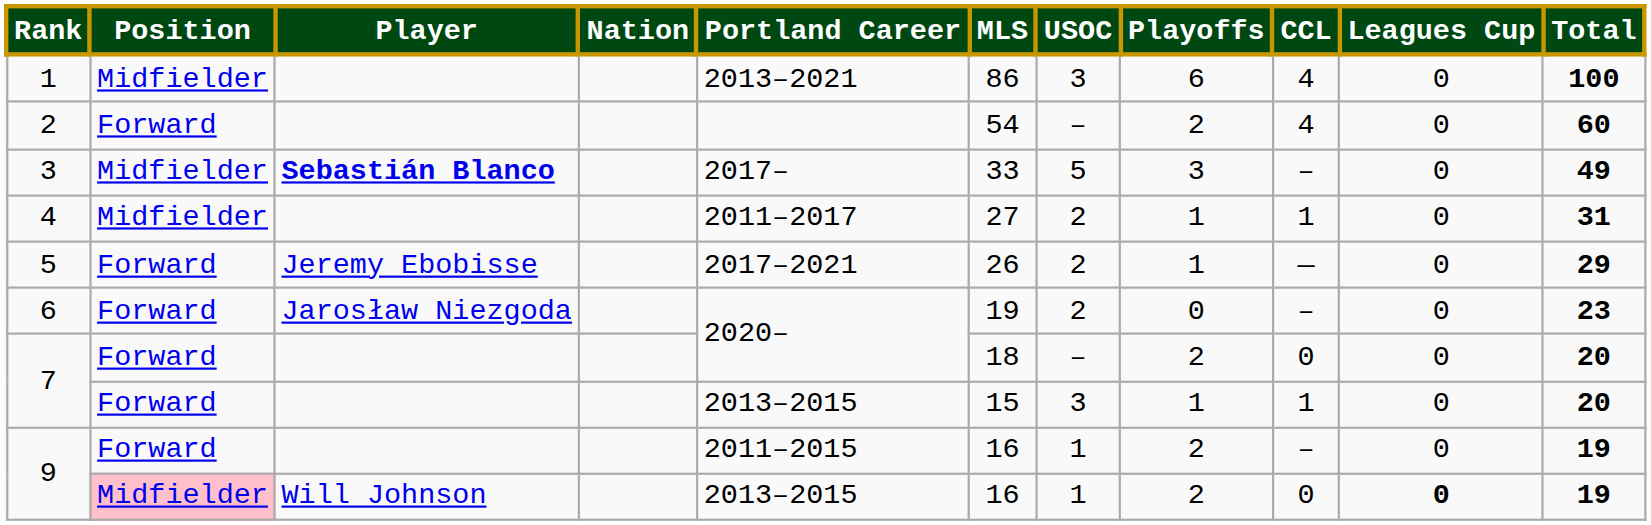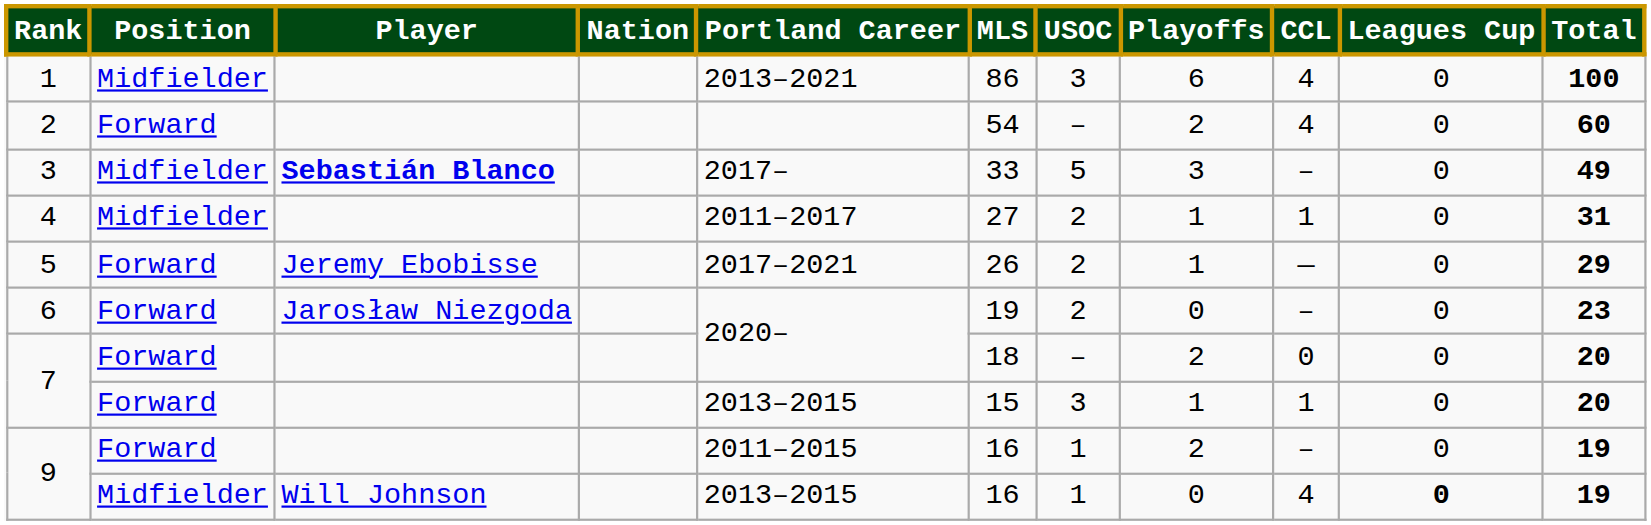(183, 497) pink background -> (183, 497) no background
(1196, 497) 2 -> (1196, 497) 0
(1306, 497) 0 -> (1306, 497) 4
